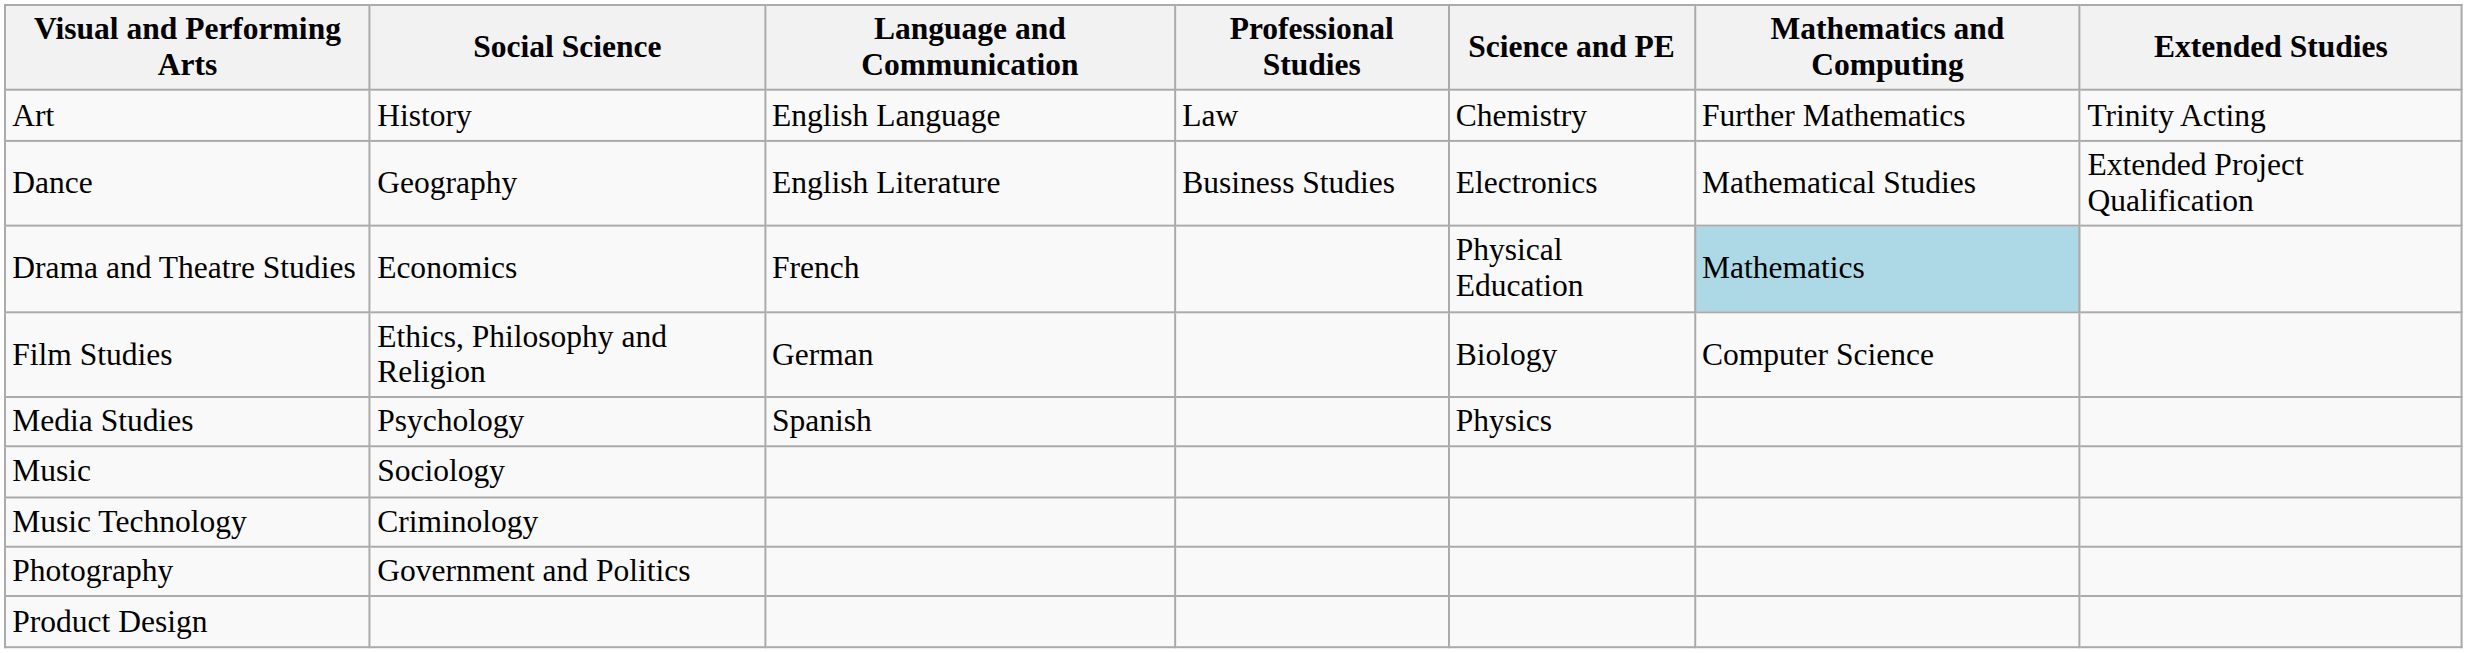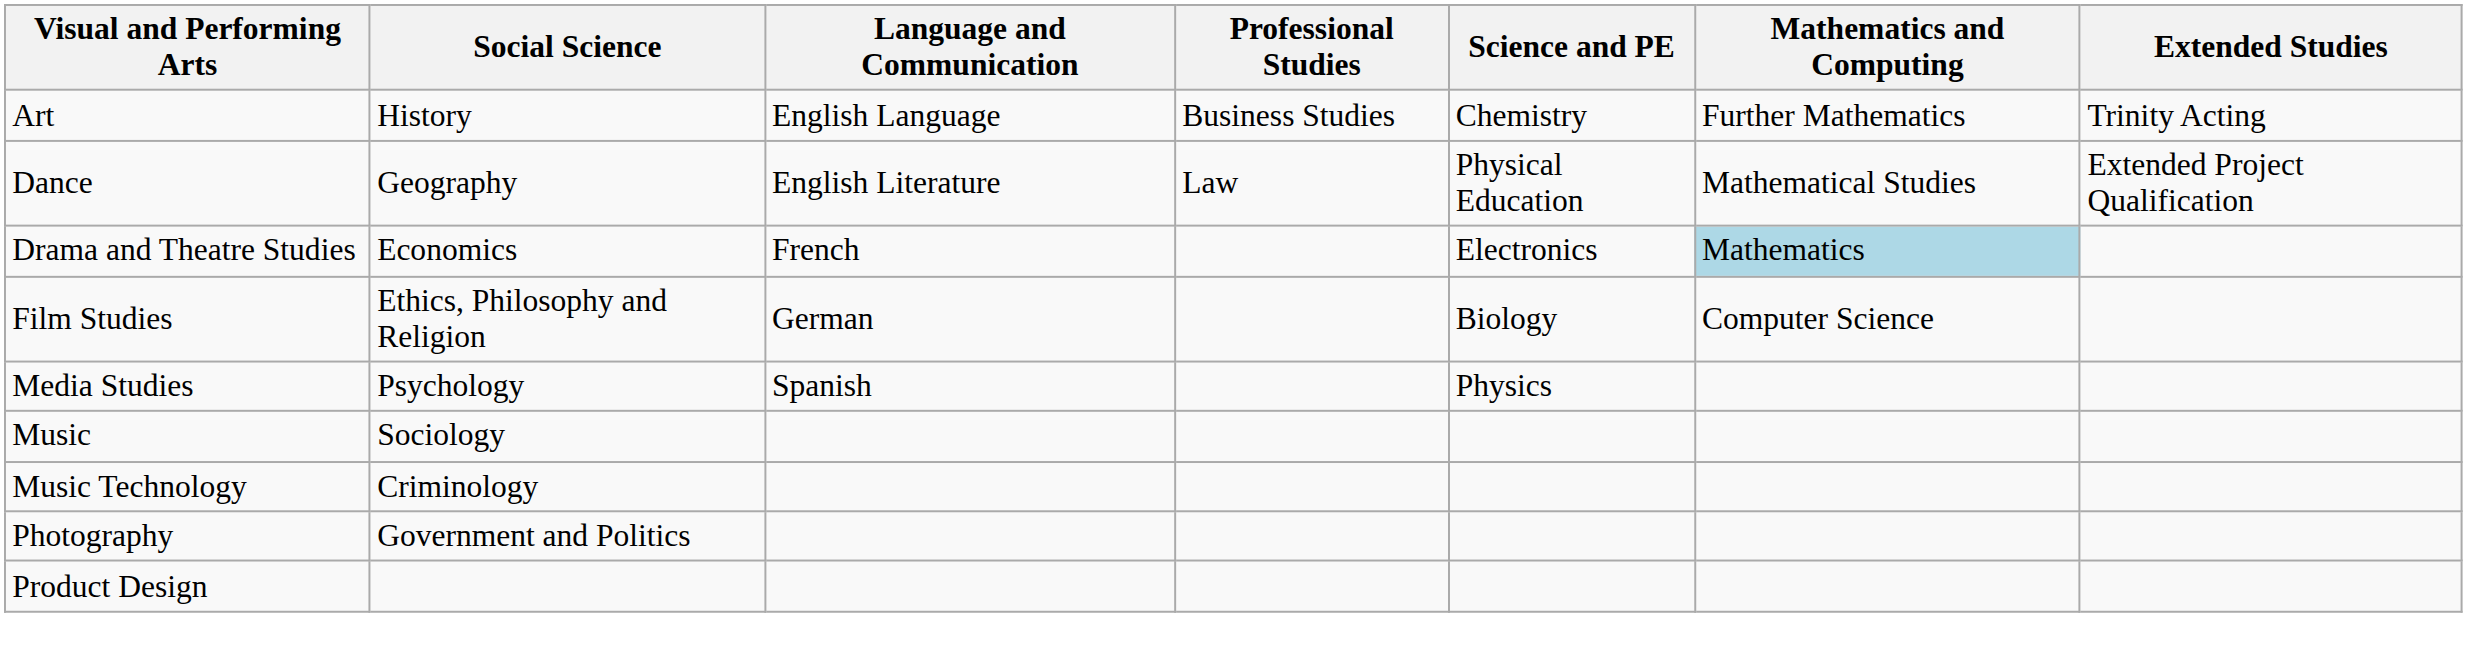(1210, 114) Law -> (1289, 114) Business Studies
(1289, 182) Business Studies -> (1210, 182) Law
(1527, 182) Electronics -> (1520, 182) Physical Education
(1520, 268) Physical Education -> (1527, 250) Electronics
